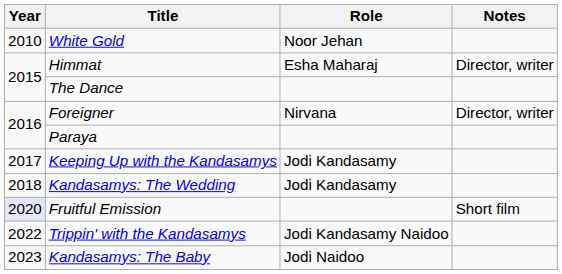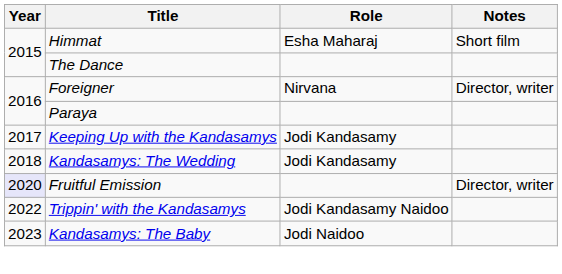- row: (86, 40)
(505, 64) Director, writer -> (488, 40) Short film
(488, 209) Short film -> (505, 185) Director, writer
